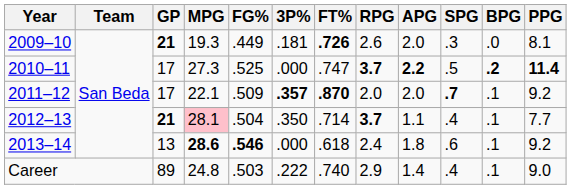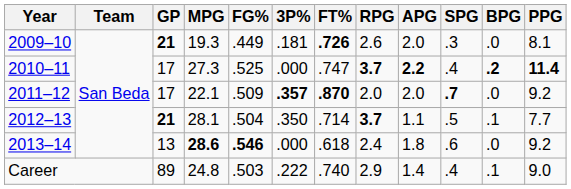(451, 68) .5 -> (451, 68) .4
(493, 94) .1 -> (493, 94) .0
(204, 119) pink background -> (204, 119) no background
(451, 119) .4 -> (451, 119) .5
(493, 145) .1 -> (493, 145) .0
